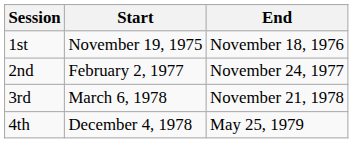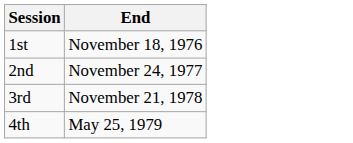- column: (135, 17)
